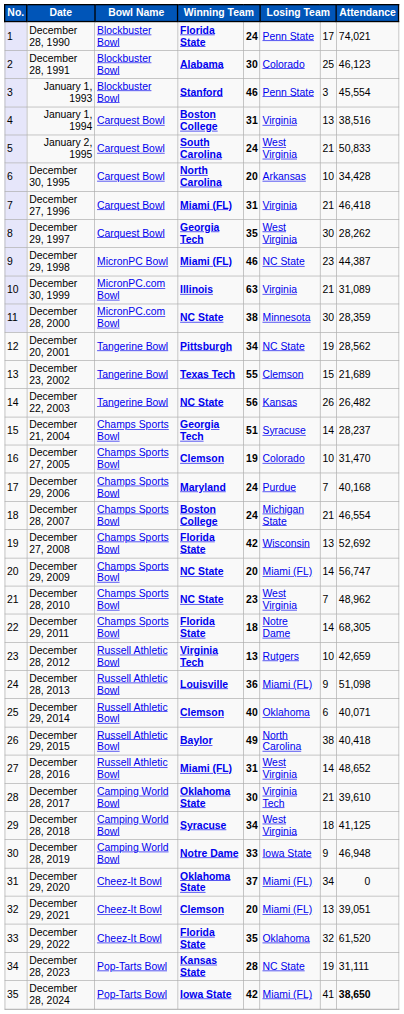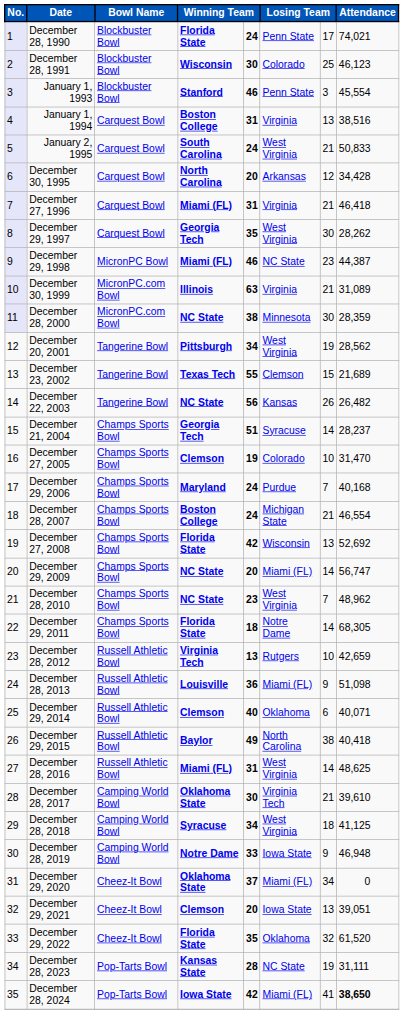(202, 64) Alabama -> (206, 64) Wisconsin
(328, 177) 10 -> (328, 177) 12
(284, 346) NC State -> (280, 346) West Virginia
(355, 769) 48,652 -> (355, 769) 48,625
(287, 910) Miami (FL) -> (287, 910) Iowa State
